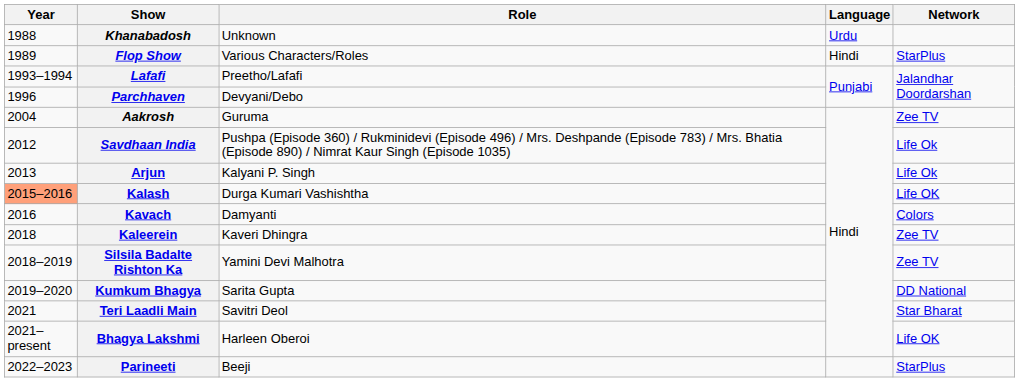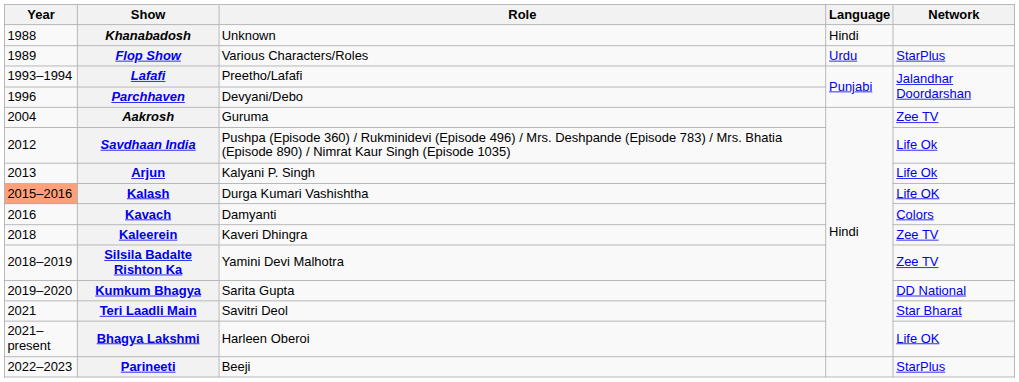(843, 35) Urdu -> (844, 35) Hindi
(844, 55) Hindi -> (843, 55) Urdu
